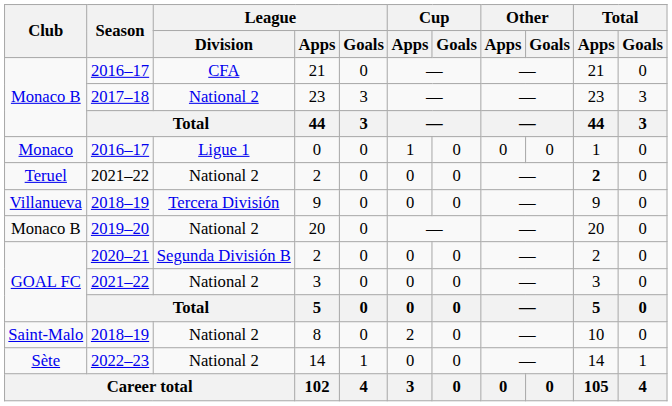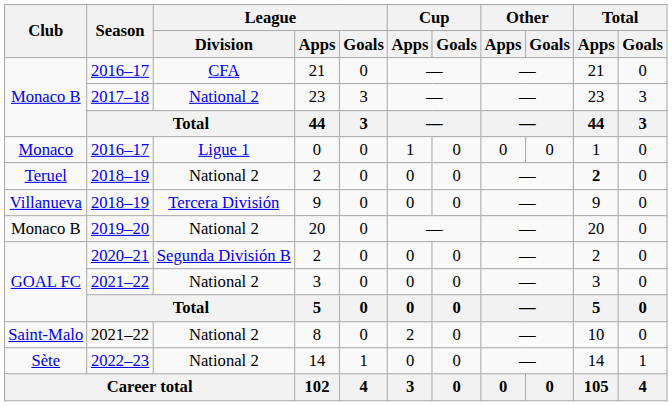(120, 176) 2021–22 -> (120, 176) 2018–19
(120, 334) 2018–19 -> (120, 334) 2021–22
